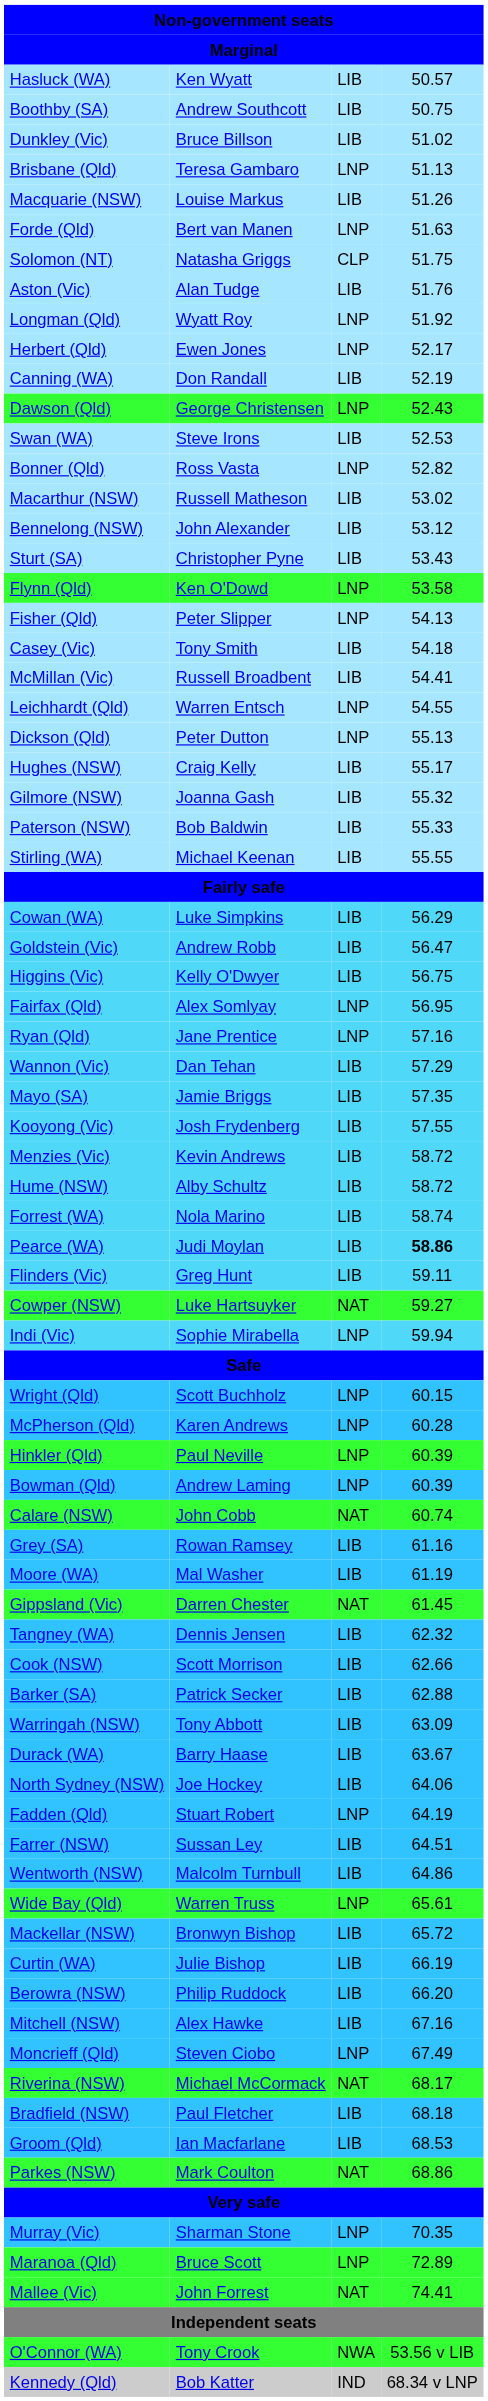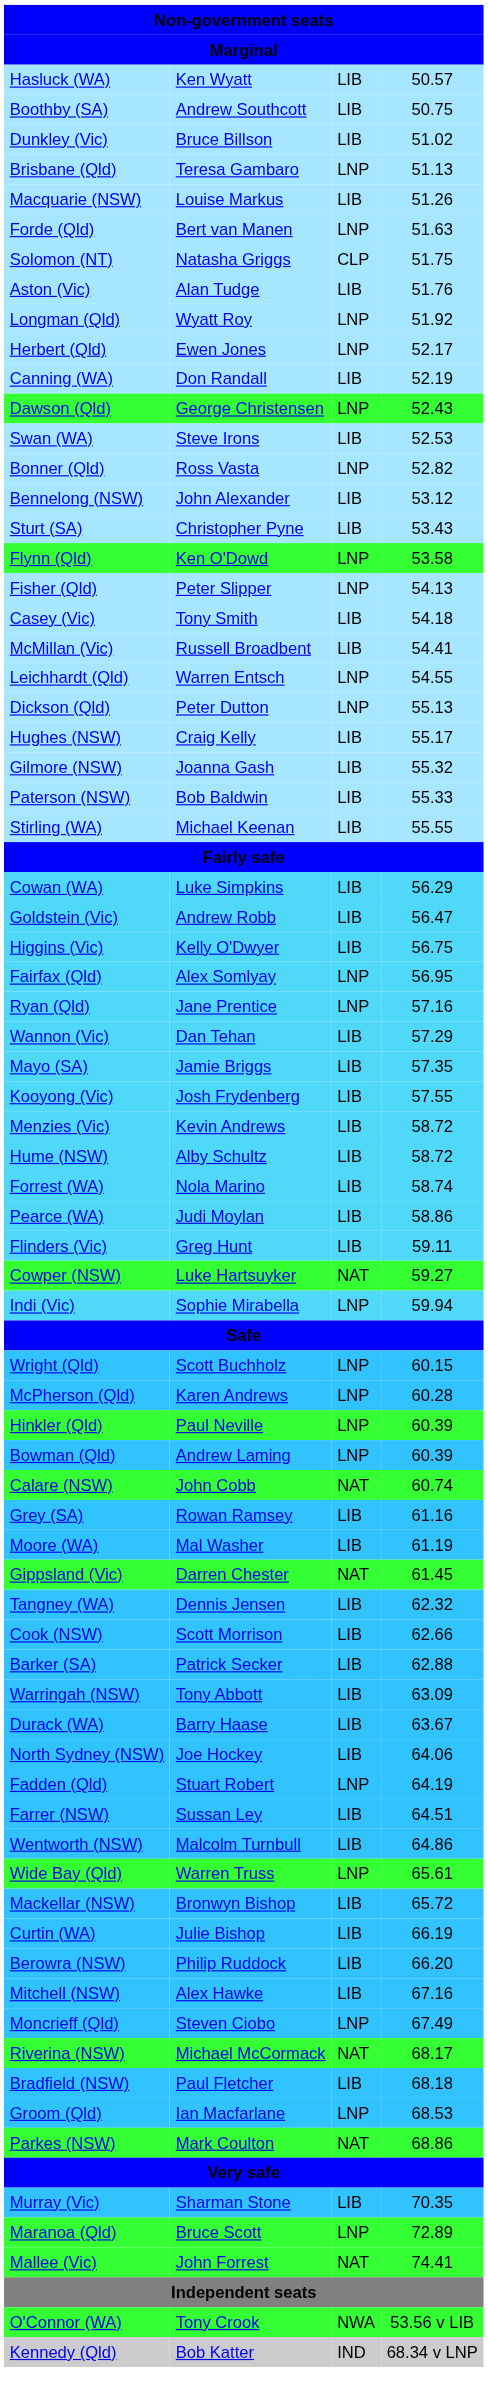- row: (74, 498)
(432, 1245) bold -> (432, 1216) normal
(350, 2142) LIB -> (353, 2113) LNP
(353, 2232) LNP -> (350, 2202) LIB
